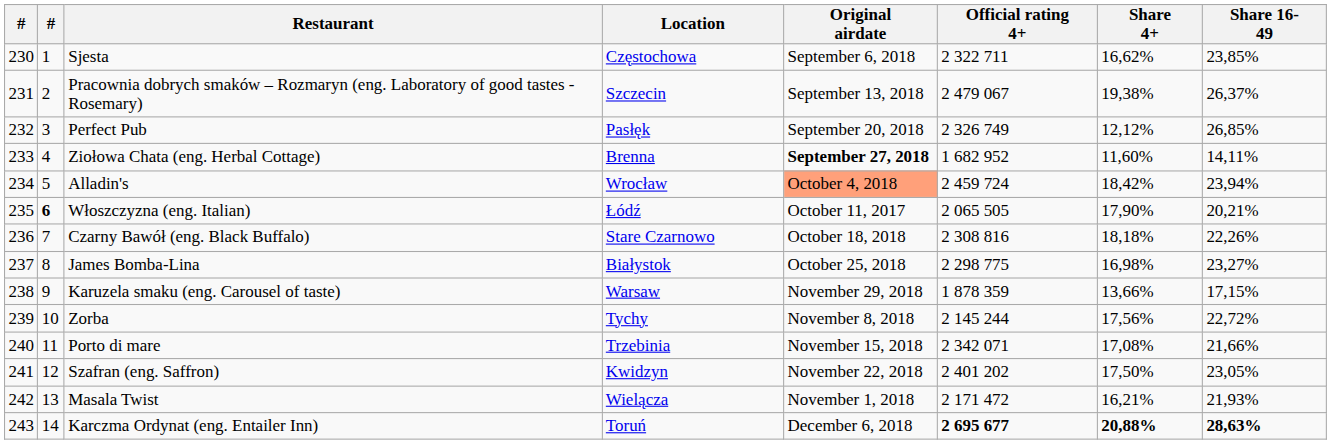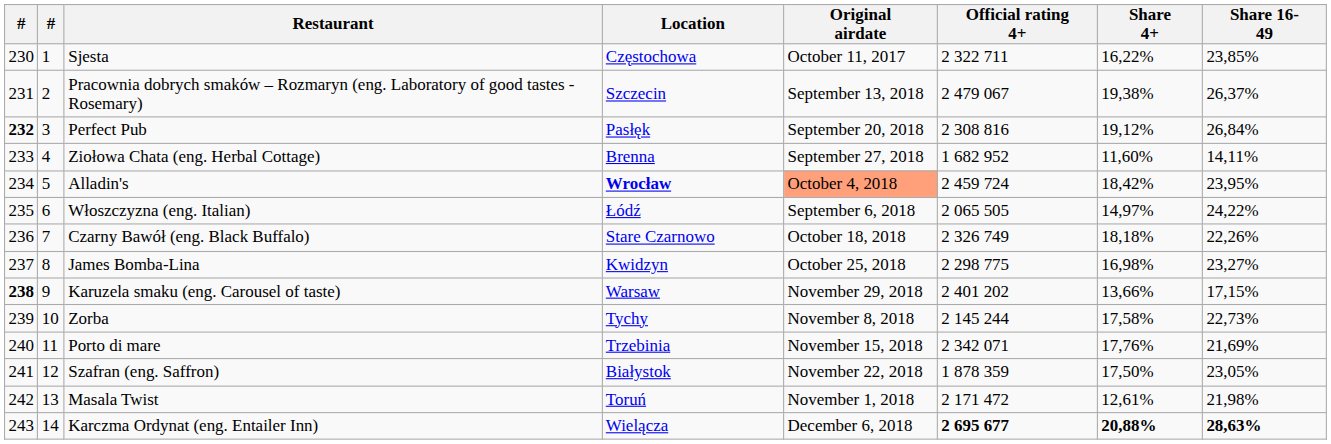(851, 57) September 6, 2018 -> (846, 57) October 11, 2017
(1127, 57) 16,62% -> (1127, 57) 16,22%
(21, 130) normal -> (21, 130) bold
(975, 130) 2 326 749 -> (975, 130) 2 308 816
(1127, 130) 12,12% -> (1127, 130) 19,12%
(1233, 130) 26,85% -> (1233, 130) 26,84%
(858, 156) bold -> (856, 156) normal
(637, 183) normal -> (638, 183) bold
(1233, 183) 23,94% -> (1233, 183) 23,95%
(46, 210) bold -> (46, 210) normal
(846, 210) October 11, 2017 -> (851, 210) September 6, 2018
(1127, 210) 17,90% -> (1127, 210) 14,97%
(1233, 210) 20,21% -> (1233, 210) 24,22%
(975, 237) 2 308 816 -> (975, 237) 2 326 749
(638, 264) Białystok -> (637, 264) Kwidzyn
(21, 291) normal -> (21, 291) bold
(975, 291) 1 878 359 -> (975, 291) 2 401 202
(1127, 318) 17,56% -> (1127, 318) 17,58%
(1233, 318) 22,72% -> (1233, 318) 22,73%
(1127, 345) 17,08% -> (1127, 345) 17,76%
(1233, 345) 21,66% -> (1233, 345) 21,69%
(637, 372) Kwidzyn -> (638, 372) Białystok
(975, 372) 2 401 202 -> (975, 372) 1 878 359
(637, 399) Wielącza -> (626, 399) Toruń
(1127, 399) 16,21% -> (1127, 399) 12,61%
(1233, 399) 21,93% -> (1233, 399) 21,98%
(626, 425) Toruń -> (637, 425) Wielącza
